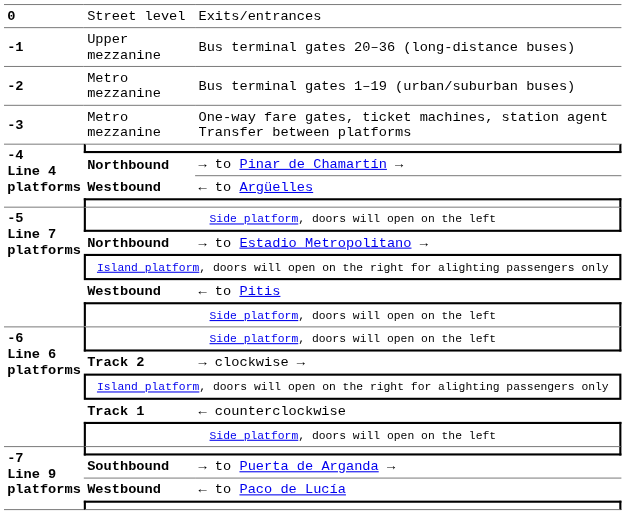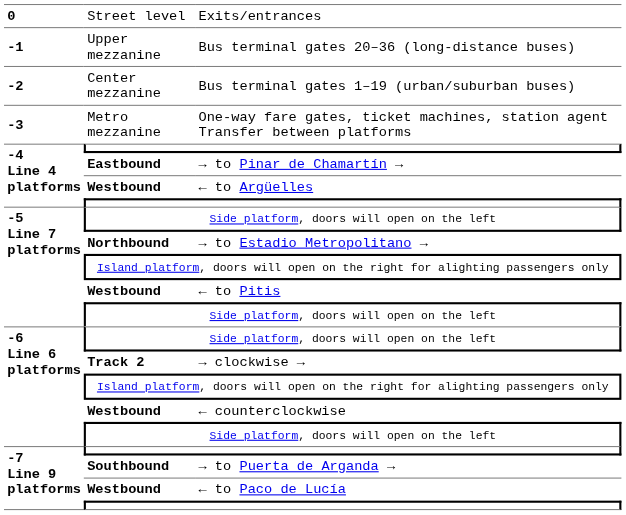(124, 86) Metro mezzanine -> (124, 86) Center mezzanine
(128, 165) Northbound -> (124, 164) Eastbound
(116, 411) Track 1 -> (124, 411) Westbound
